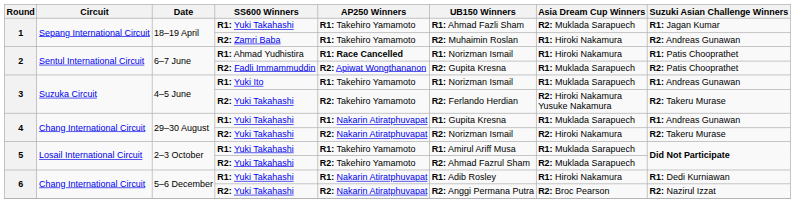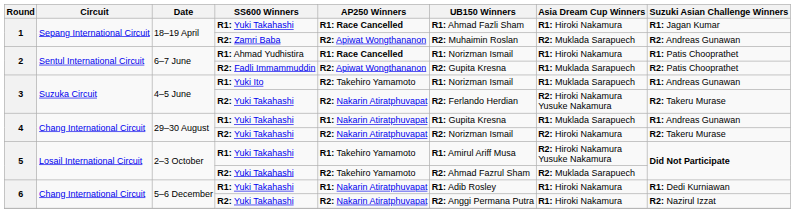(368, 25) R1: Takehiro Yamamoto -> (361, 25) R1: Race Cancelled
(587, 25) R2: Muklada Sarapuech -> (580, 25) R1: Hiroki Nakamura
(368, 39) R1: Takehiro Yamamoto -> (373, 39) R2: Apiwat Wongthananon
(580, 39) R1: Hiroki Nakamura -> (587, 39) R2: Muklada Sarapuech
(368, 82) R1: Takehiro Yamamoto -> (368, 82) R2: Takehiro Yamamoto
(368, 101) R2: Takehiro Yamamoto -> (374, 101) R2: Nakarin Atiratphuvapat
(587, 148) R1: Muklada Sarapuech -> (580, 153) R2: Hiroki Nakamura Yusuke Nakamura
(574, 191) R2: Broc Pearson -> (580, 201) R1: Hiroki Nakamura
